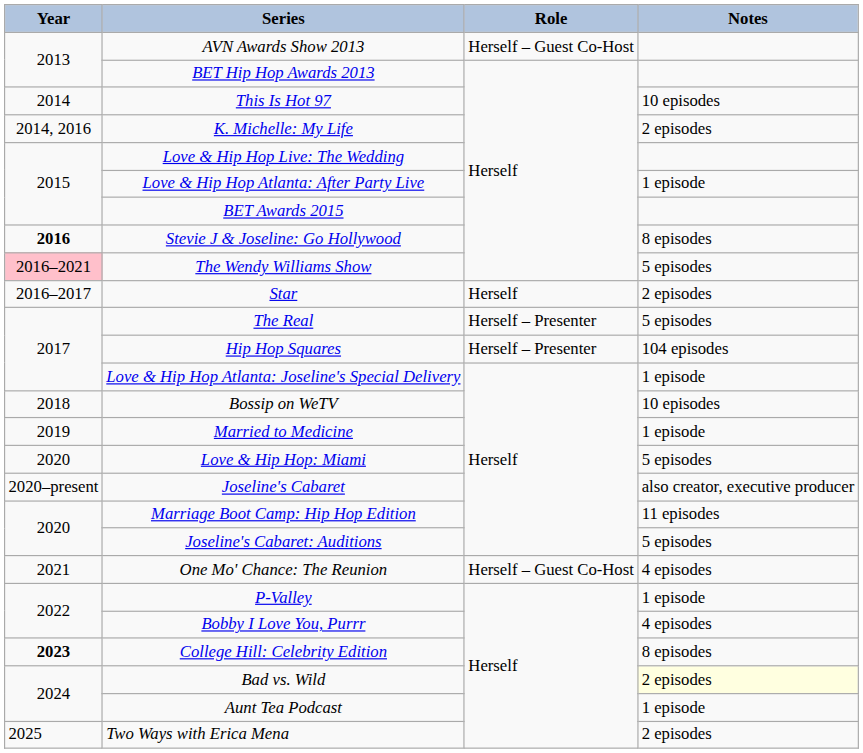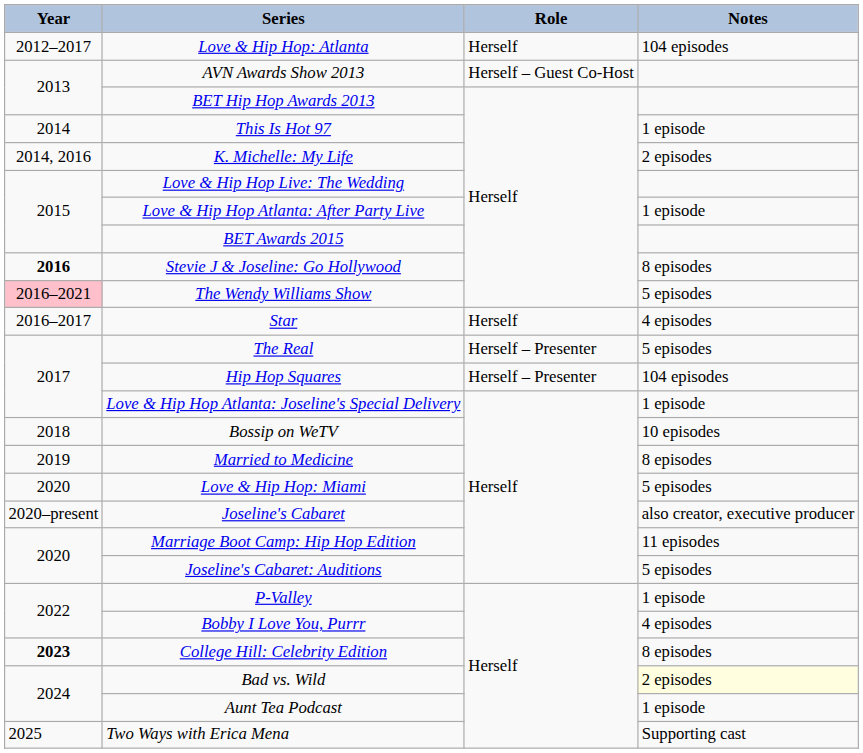+ row: (283, 46)
(681, 101) 10 episodes -> (673, 128) 1 episode
(677, 294) 2 episodes -> (677, 321) 4 episodes
(673, 431) 1 episode -> (677, 459) 8 episodes
- row: (283, 569)
(677, 734) 2 episodes -> (694, 734) Supporting cast
